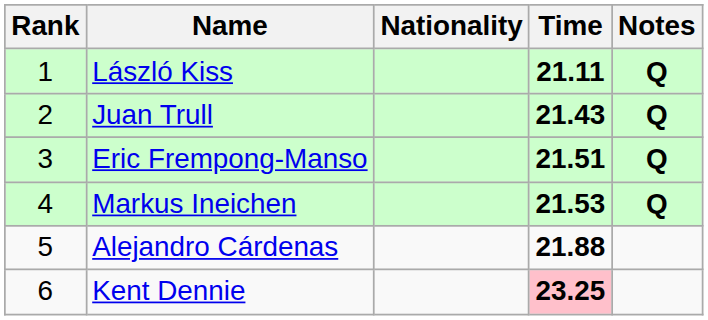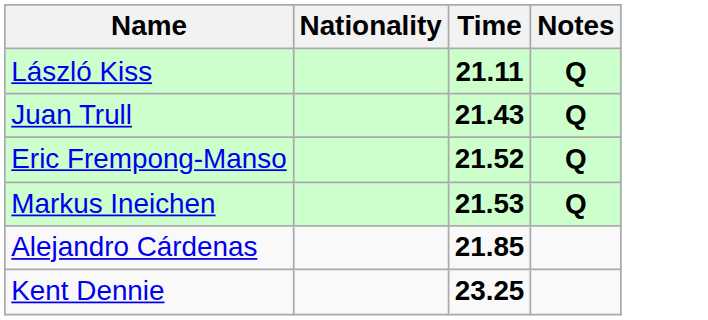- column: (45, 26)
(570, 159) 21.51 -> (490, 159) 21.52
(570, 247) 21.88 -> (490, 247) 21.85
(570, 291) pink background -> (490, 291) no background
